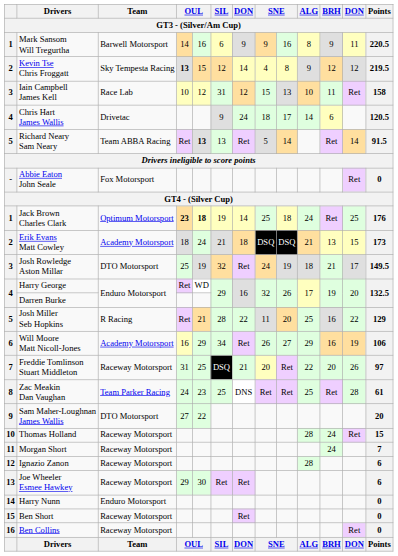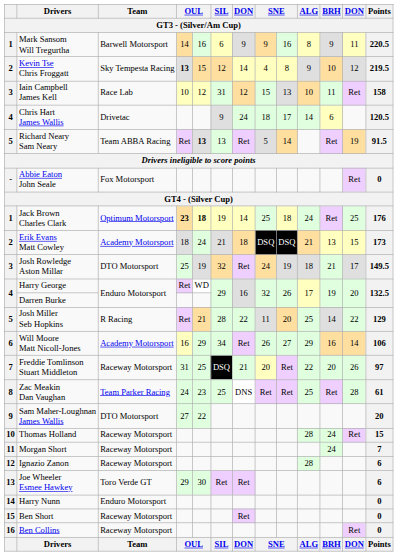(331, 68) 12 -> (331, 68) 10
(354, 141) 14 -> (354, 141) 19
(331, 318) 16 -> (331, 318) 14
(354, 343) 19 -> (354, 343) 14
(136, 482) Raceway Motorsport -> (126, 482) Toro Verde GT
